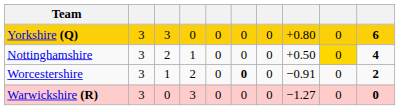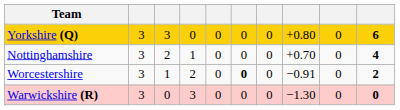(301, 54) +0.50 -> (301, 54) +0.70
(338, 54) gold background -> (338, 54) no background
(301, 94) −1.27 -> (301, 94) −1.30
